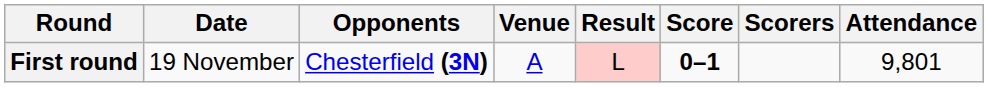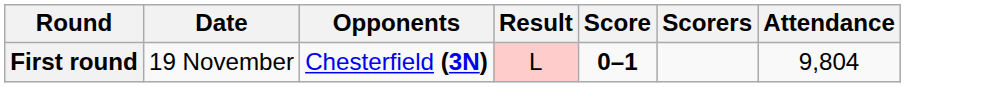- column: (534, 23)
(911, 61) 9,801 -> (829, 61) 9,804
